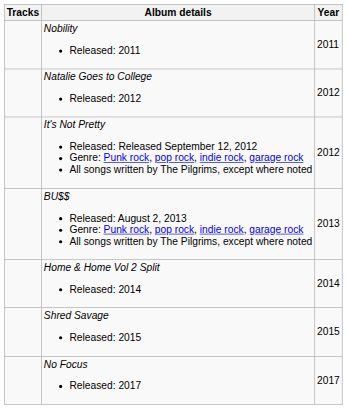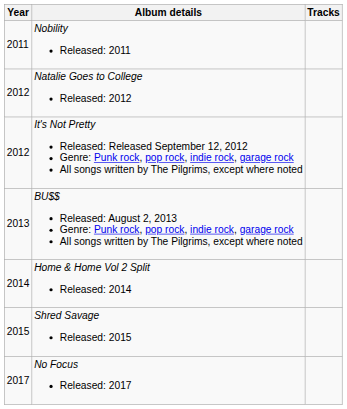columns swapped: (328, 12) <-> (23, 12)
